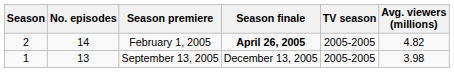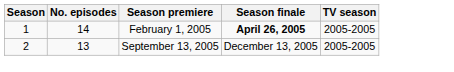- column: (414, 19)
(26, 42) 2 -> (26, 30) 1
(26, 59) 1 -> (26, 47) 2
